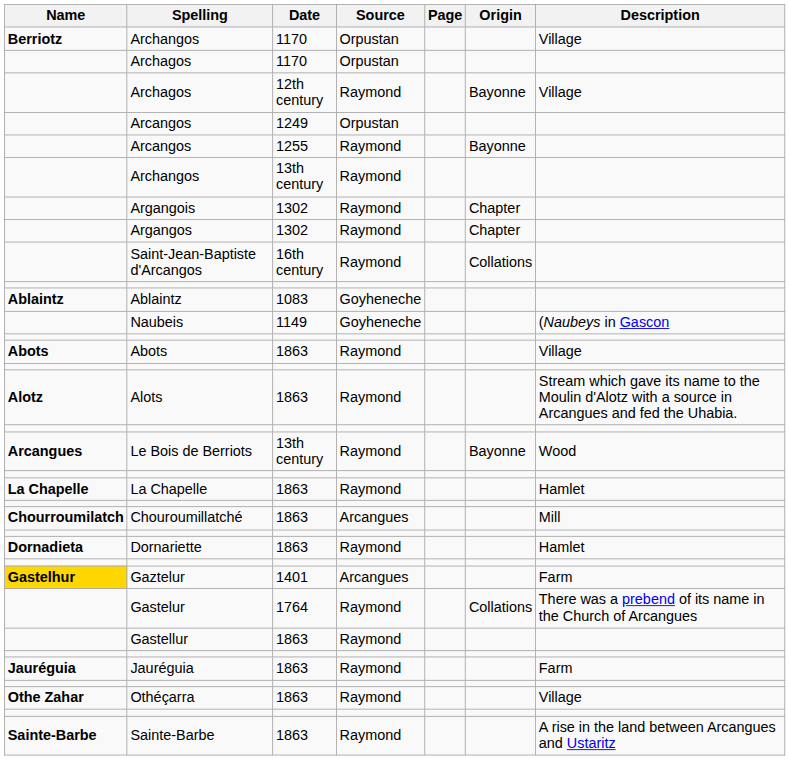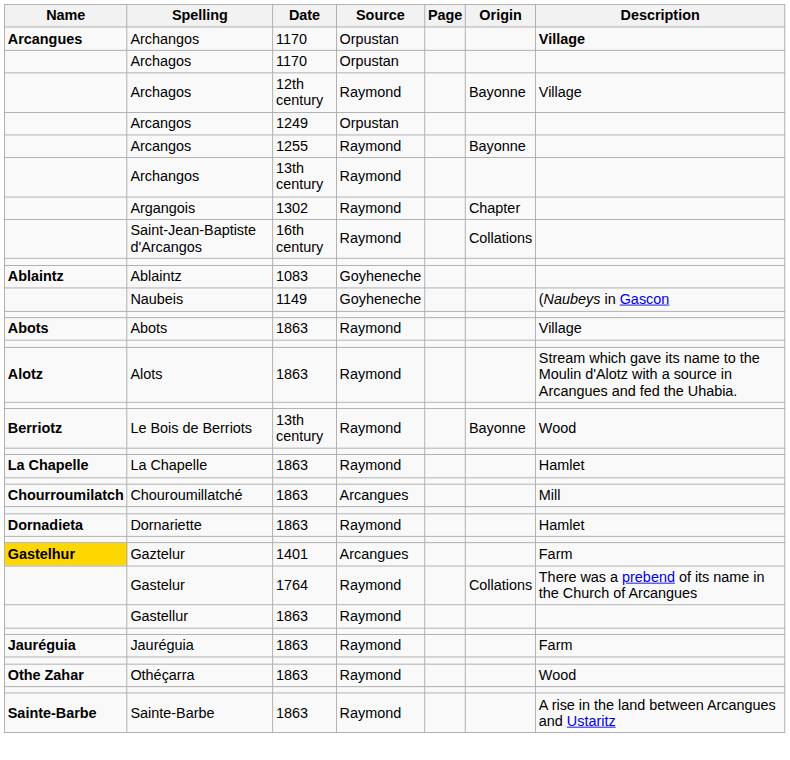(35, 38) Berriotz -> (45, 38) Arcangues
(560, 38) normal -> (562, 38) bold
- row: (161, 231)
(45, 451) Arcangues -> (35, 428) Berriotz
(560, 698) Village -> (558, 675) Wood
